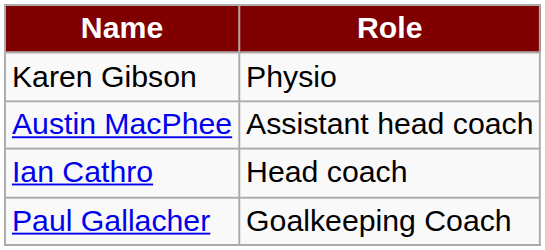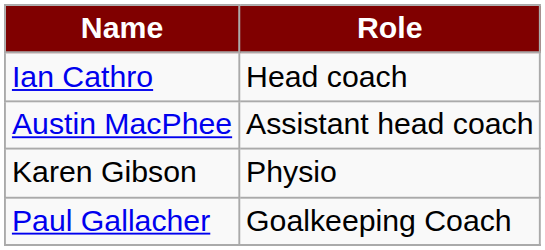rows swapped: (83, 172) <-> (104, 76)
